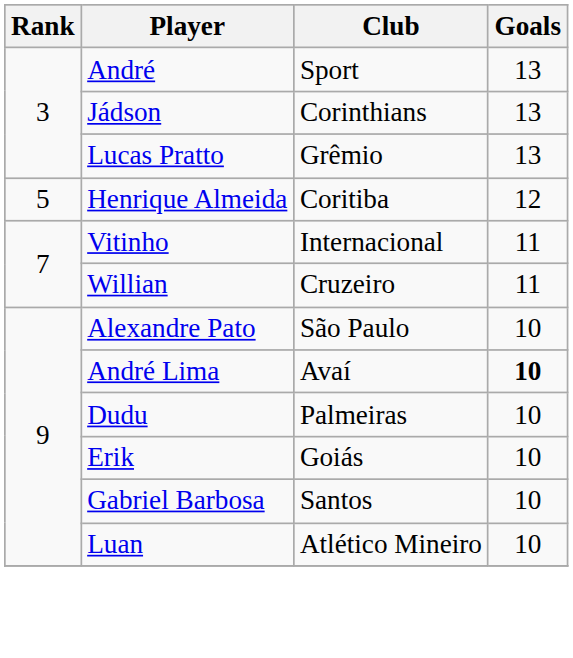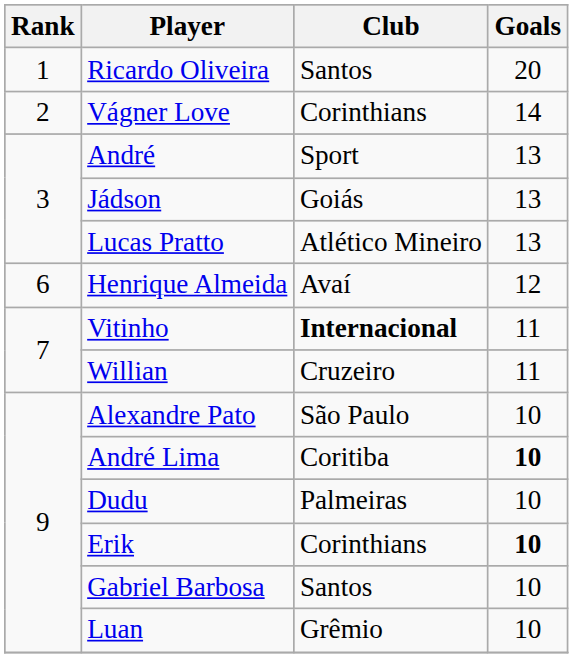+ row: (178, 69)
+ row: (159, 112)
(363, 112) Corinthians -> (332, 198) Goiás
(341, 155) Grêmio -> (391, 241) Atlético Mineiro
(43, 198) 5 -> (43, 284) 6
(344, 198) Coritiba -> (325, 284) Avaí
(372, 241) normal -> (378, 328) bold
(325, 371) Avaí -> (344, 457) Coritiba
(332, 457) Goiás -> (363, 543) Corinthians
(528, 457) normal -> (528, 543) bold
(391, 543) Atlético Mineiro -> (341, 629) Grêmio
